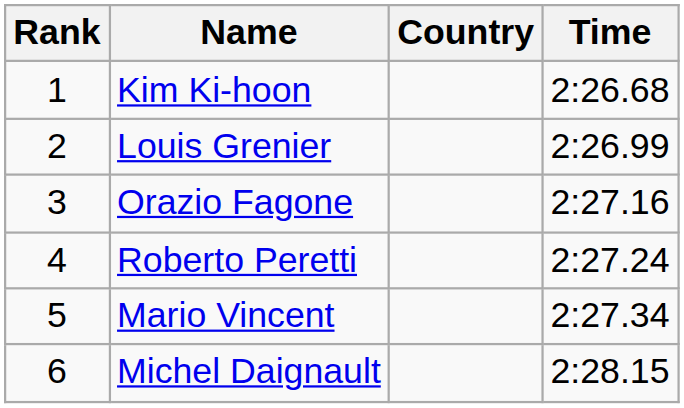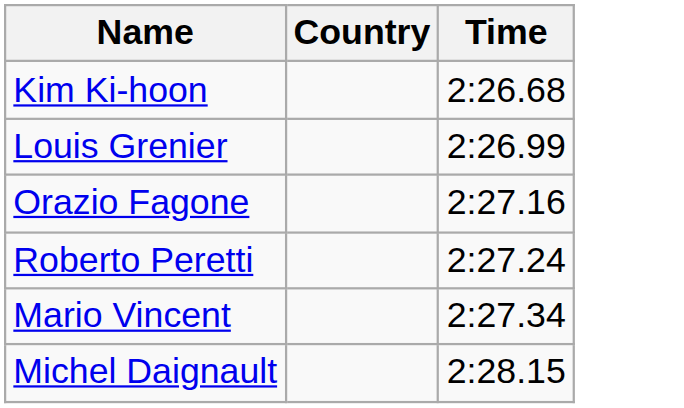- column: (57, 32)
